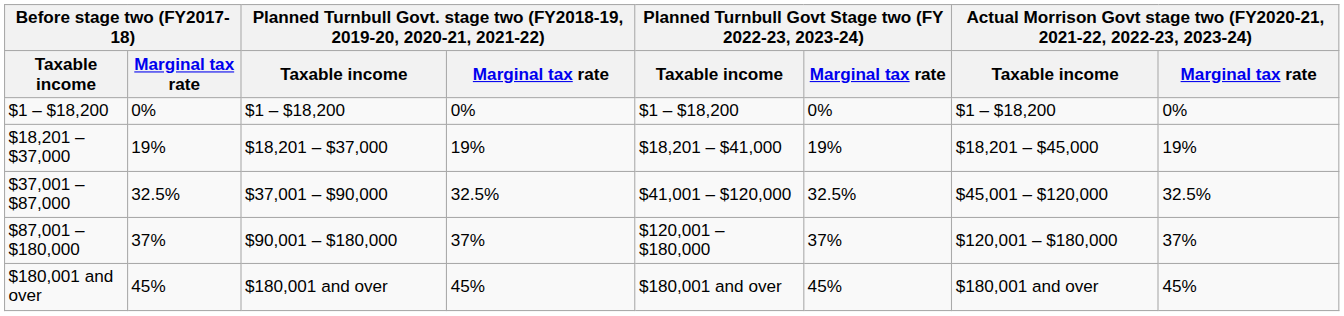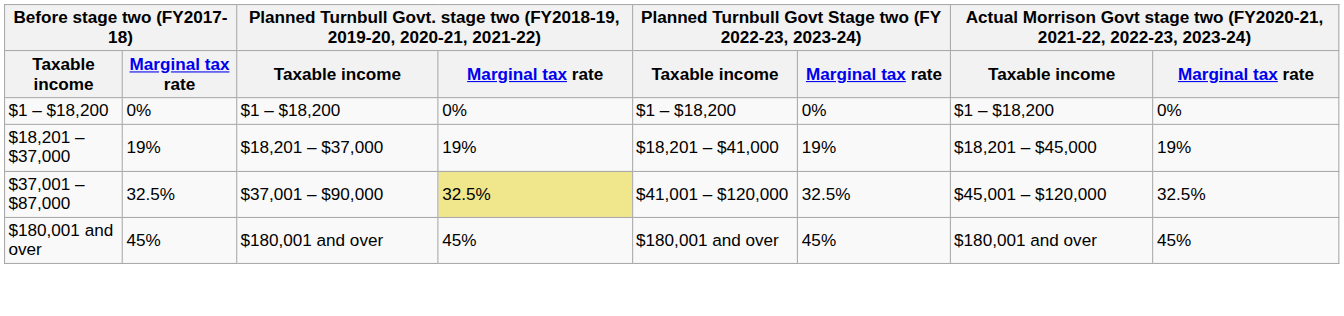(475, 194) no background -> (466, 194) khaki background
- row: (47, 240)
